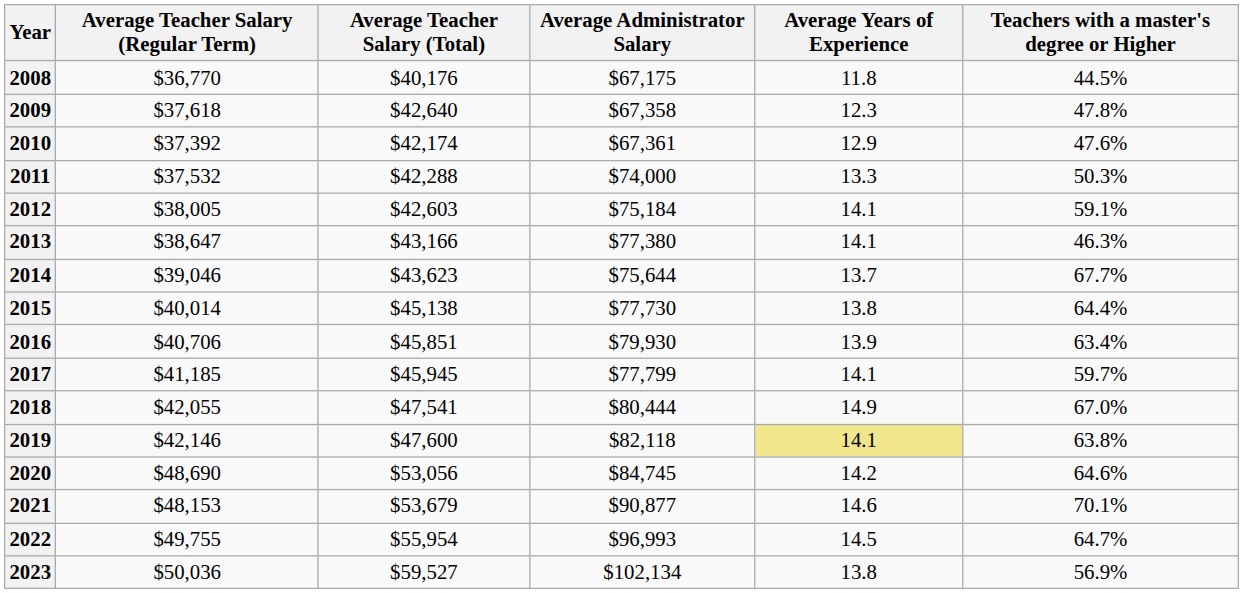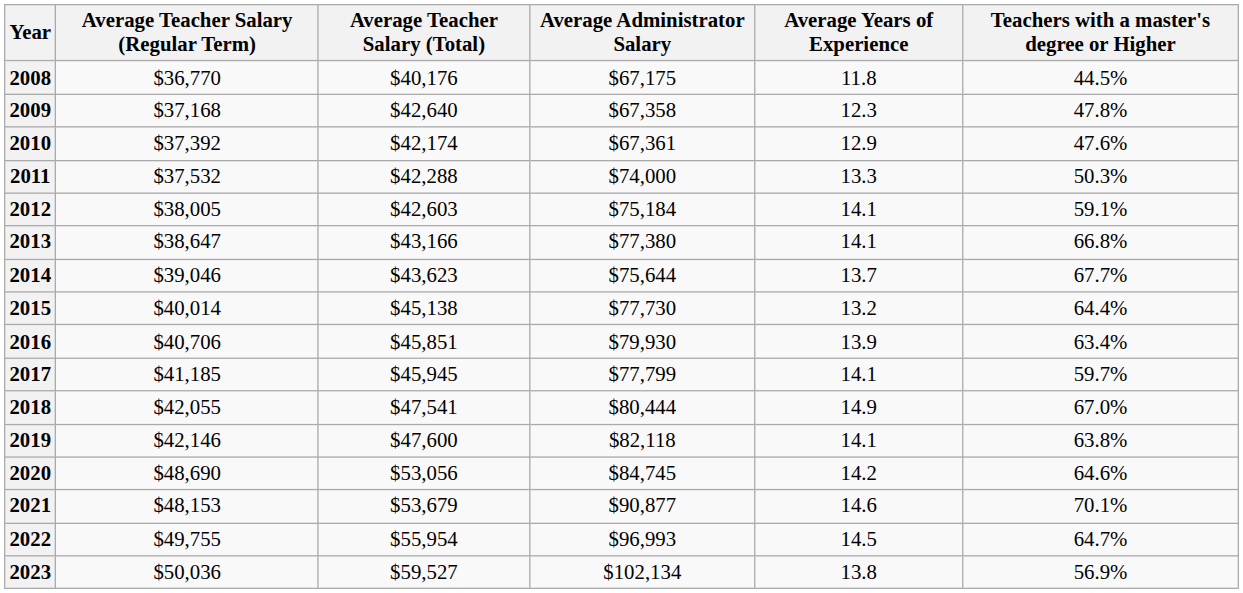(187, 110) $37,618 -> (187, 110) $37,168
(1101, 242) 46.3% -> (1101, 242) 66.8%
(859, 308) 13.8 -> (859, 308) 13.2
(859, 440) khaki background -> (859, 440) no background
